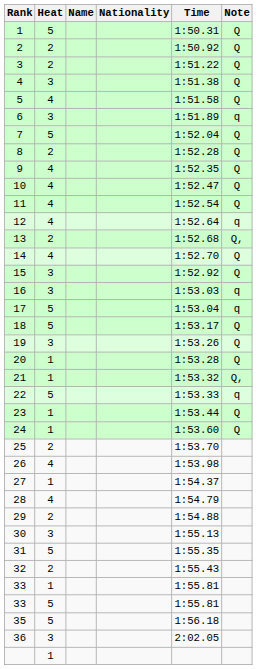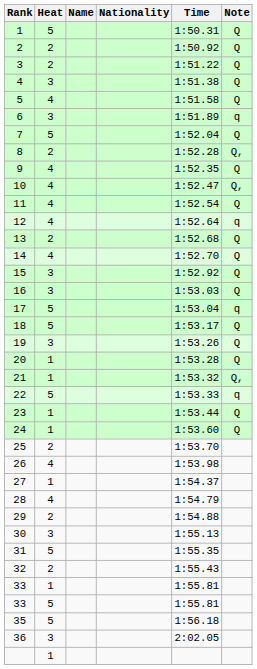(237, 152) Q -> (237, 152) Q,
(237, 187) Q -> (237, 187) Q,
(237, 239) Q, -> (237, 239) Q
(237, 291) q -> (237, 291) Q
